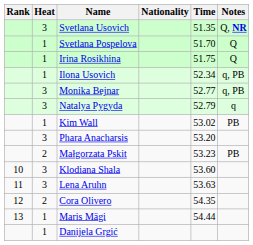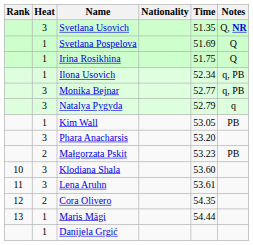(204, 43) 51.70 -> (204, 43) 51.69
(204, 122) 53.02 -> (204, 122) 53.05
(204, 185) 53.63 -> (204, 185) 53.61
